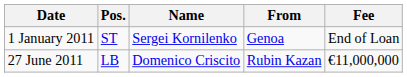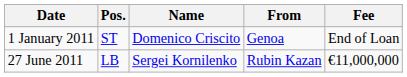(185, 38) Sergei Kornilenko -> (186, 38) Domenico Criscito
(186, 60) Domenico Criscito -> (185, 60) Sergei Kornilenko
